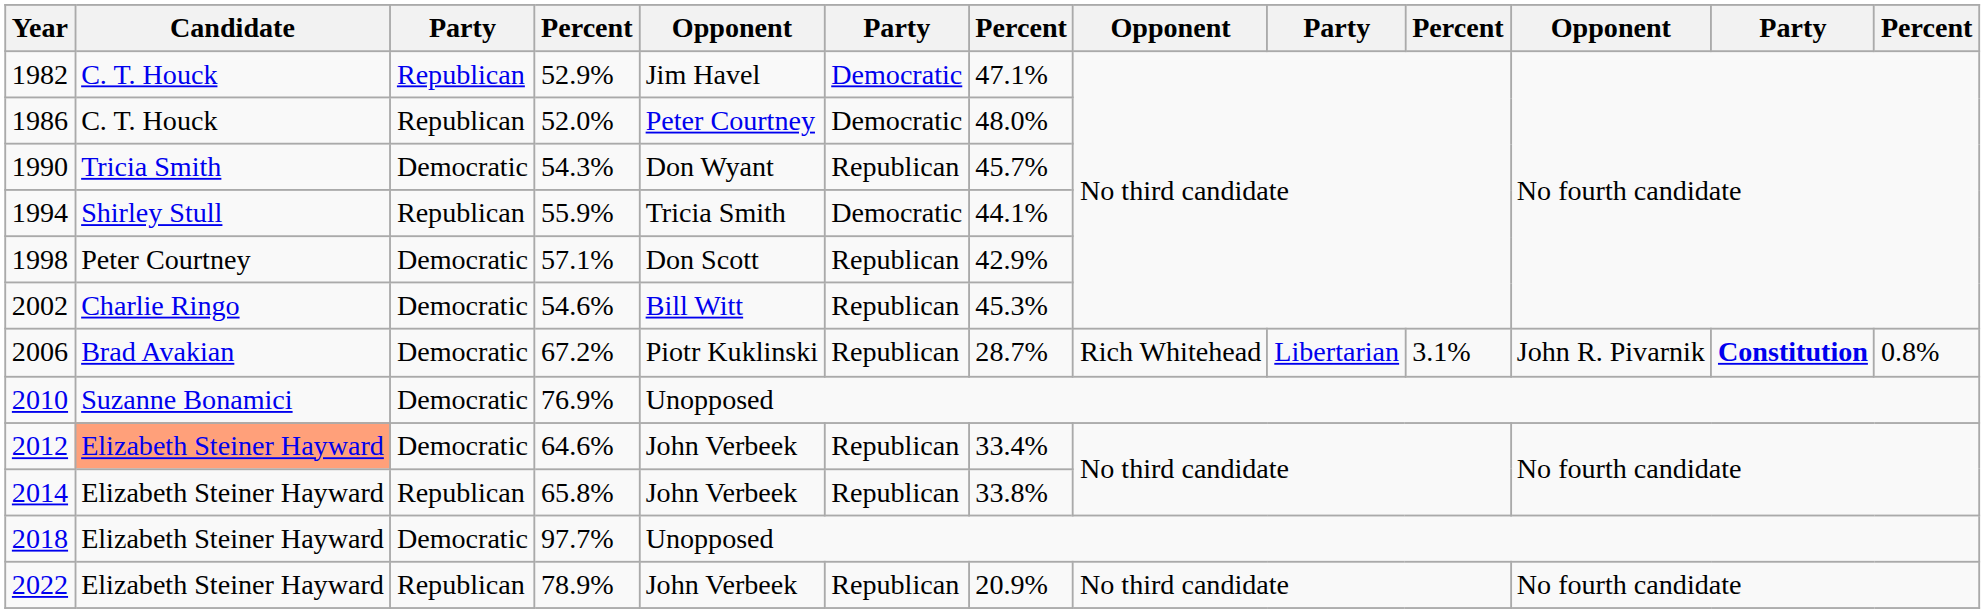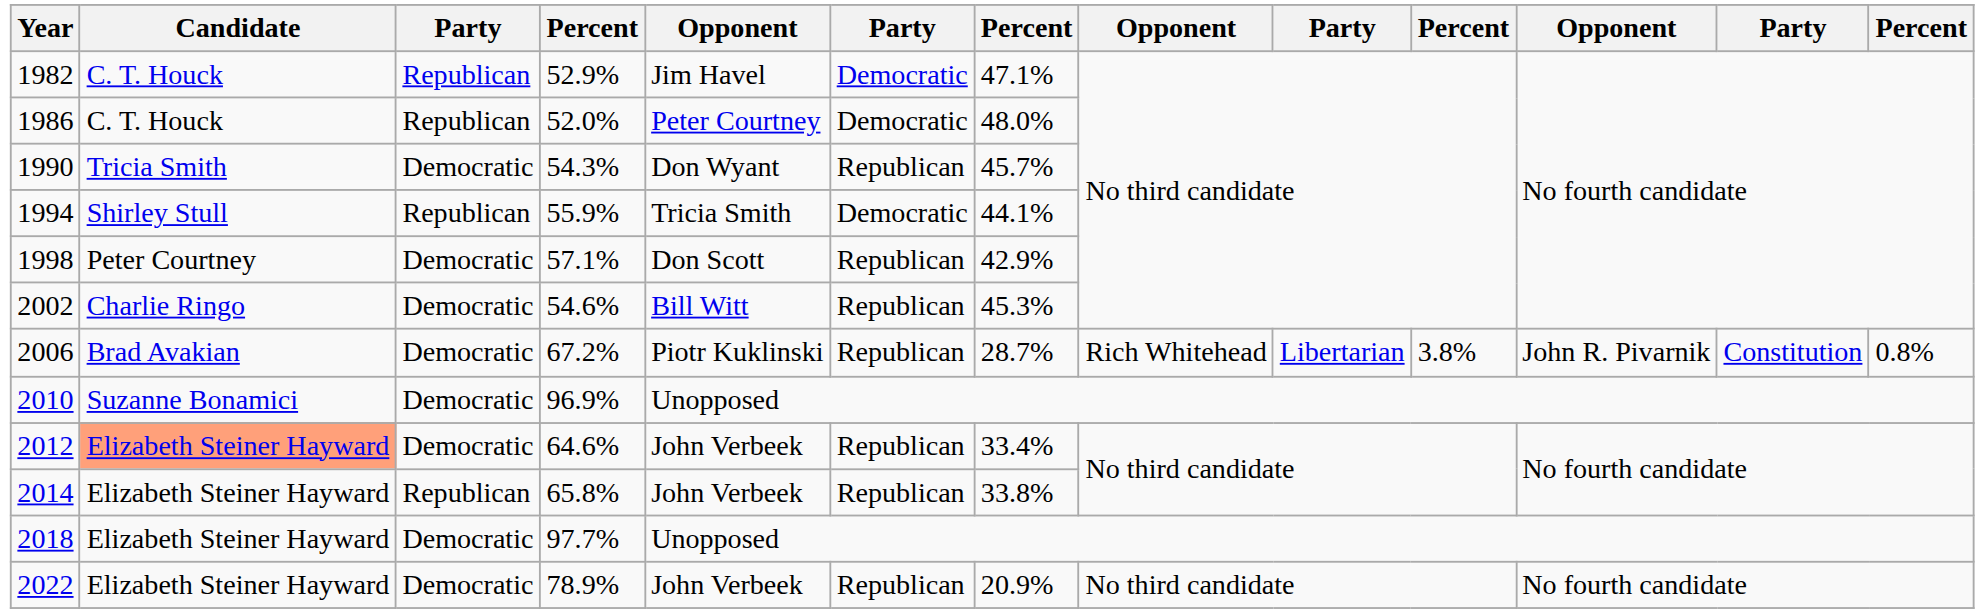(1441, 352) 3.1% -> (1447, 352) 3.8%
(1793, 352) bold -> (1793, 352) normal
(577, 398) 76.9% -> (583, 398) 96.9%
(461, 584) Republican -> (468, 584) Democratic
